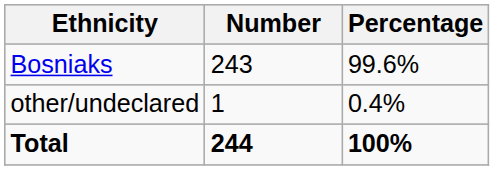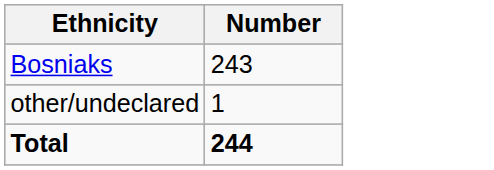- column: (416, 24)
